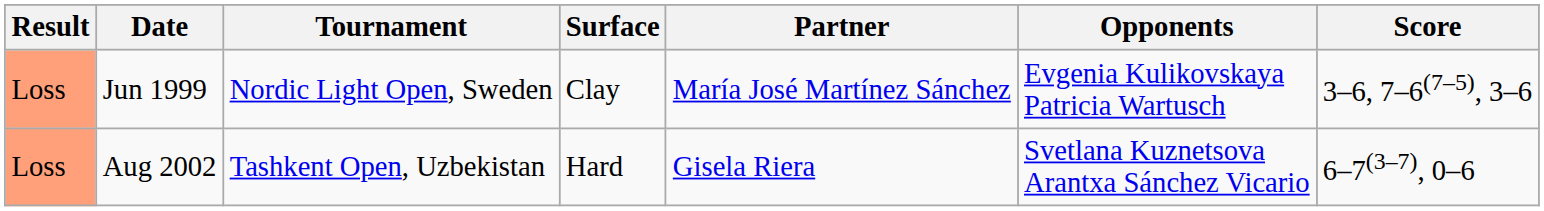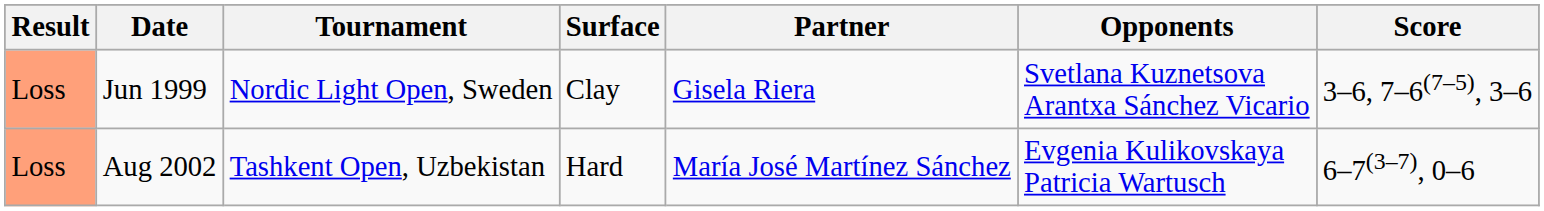(842, 88) María José Martínez Sánchez -> (744, 88) Gisela Riera
(1154, 88) Evgenia Kulikovskaya Patricia Wartusch -> (1167, 88) Svetlana Kuznetsova Arantxa Sánchez Vicario
(744, 166) Gisela Riera -> (842, 166) María José Martínez Sánchez
(1167, 166) Svetlana Kuznetsova Arantxa Sánchez Vicario -> (1154, 166) Evgenia Kulikovskaya Patricia Wartusch
